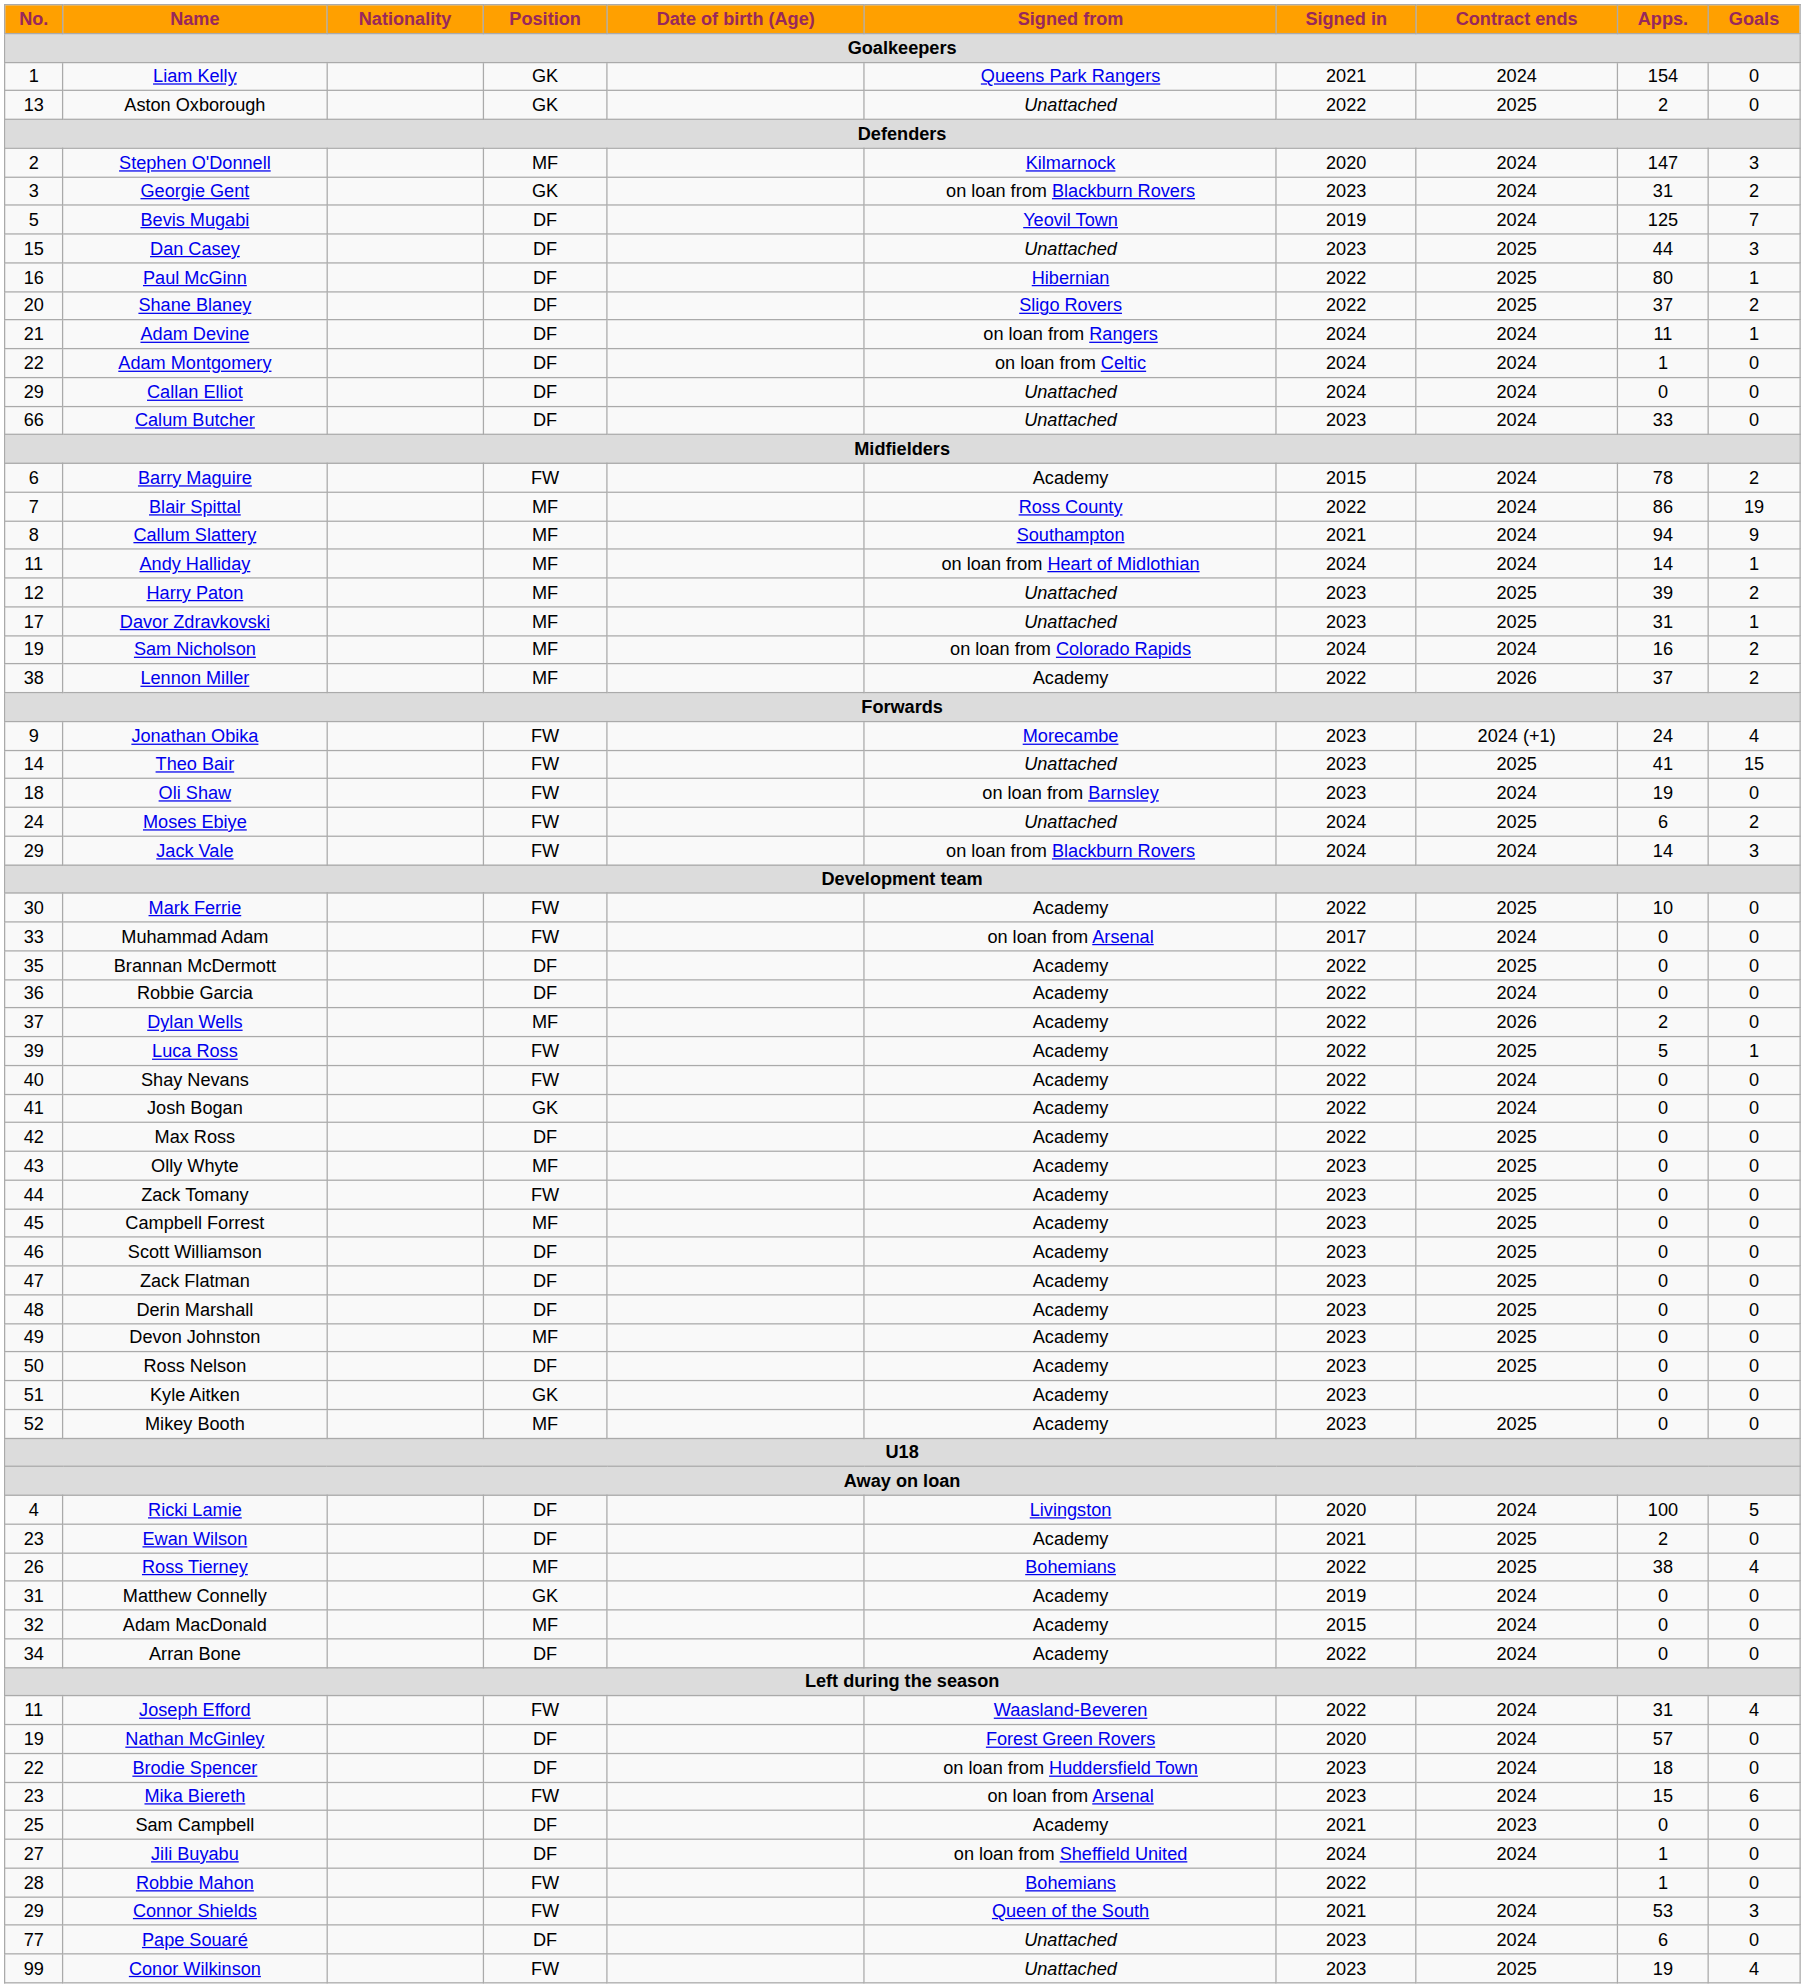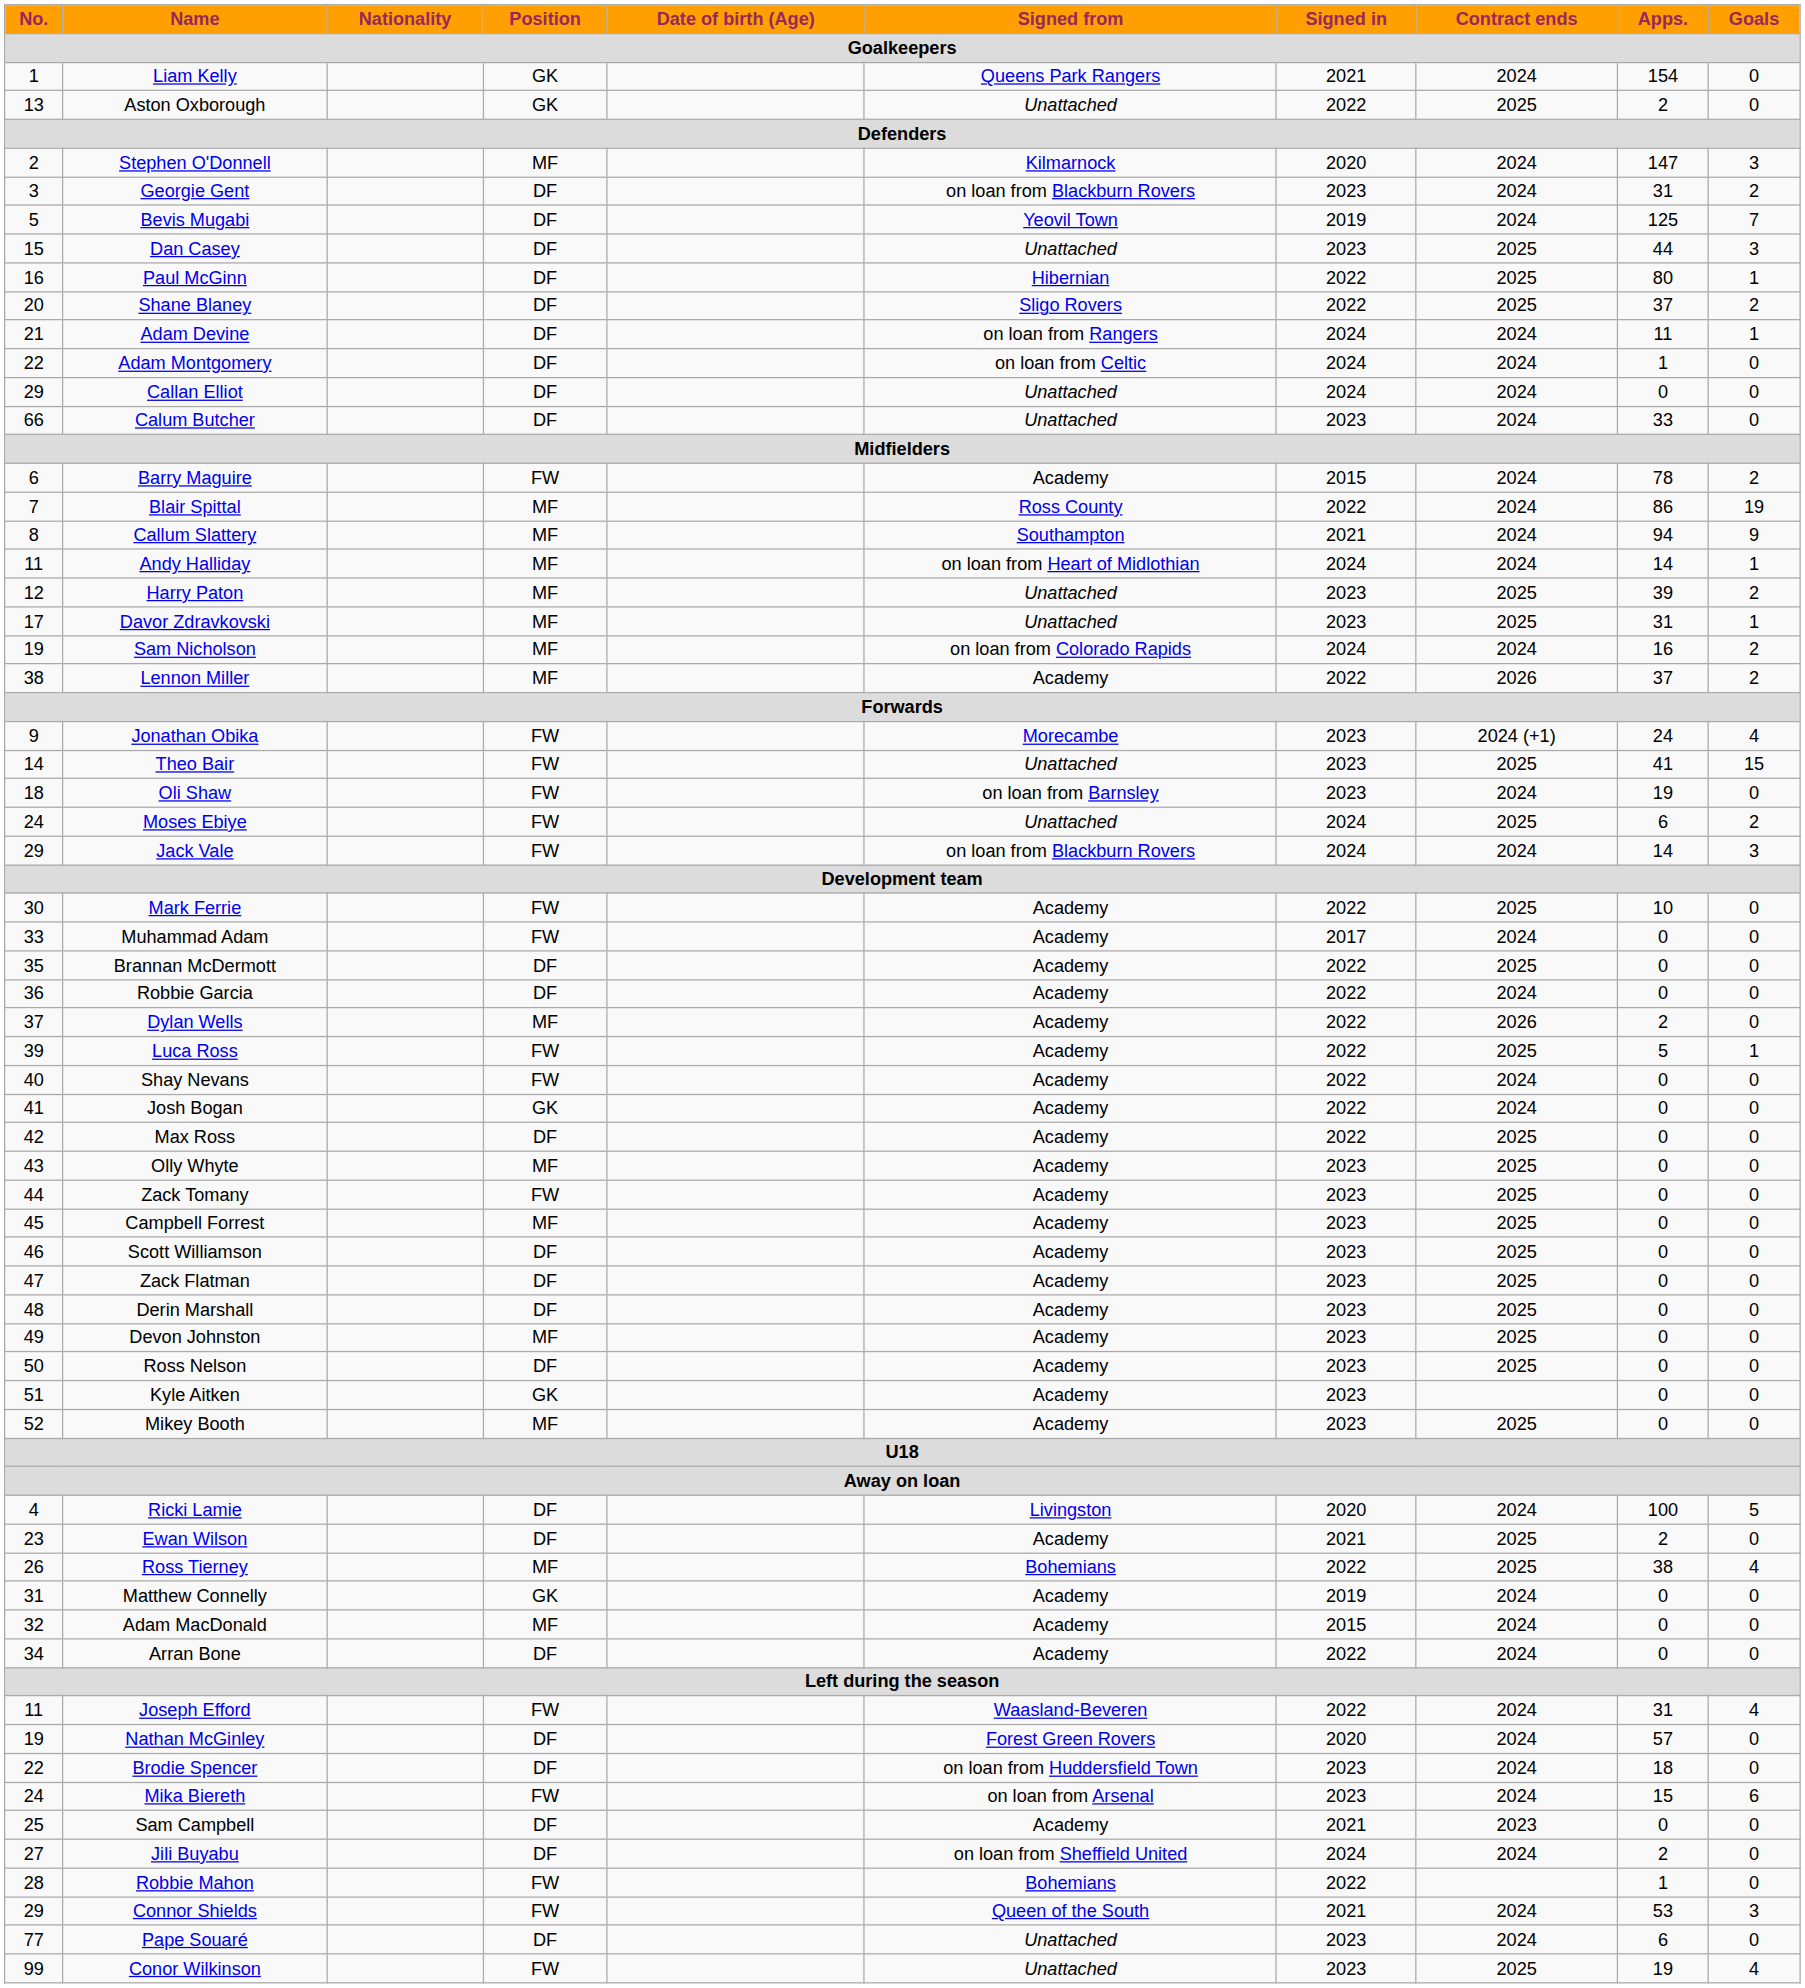(545, 191) GK -> (545, 191) DF
(1071, 937) on loan from Arsenal -> (1071, 937) Academy
(34, 1797) 23 -> (34, 1797) 24
(1663, 1854) 1 -> (1663, 1854) 2
